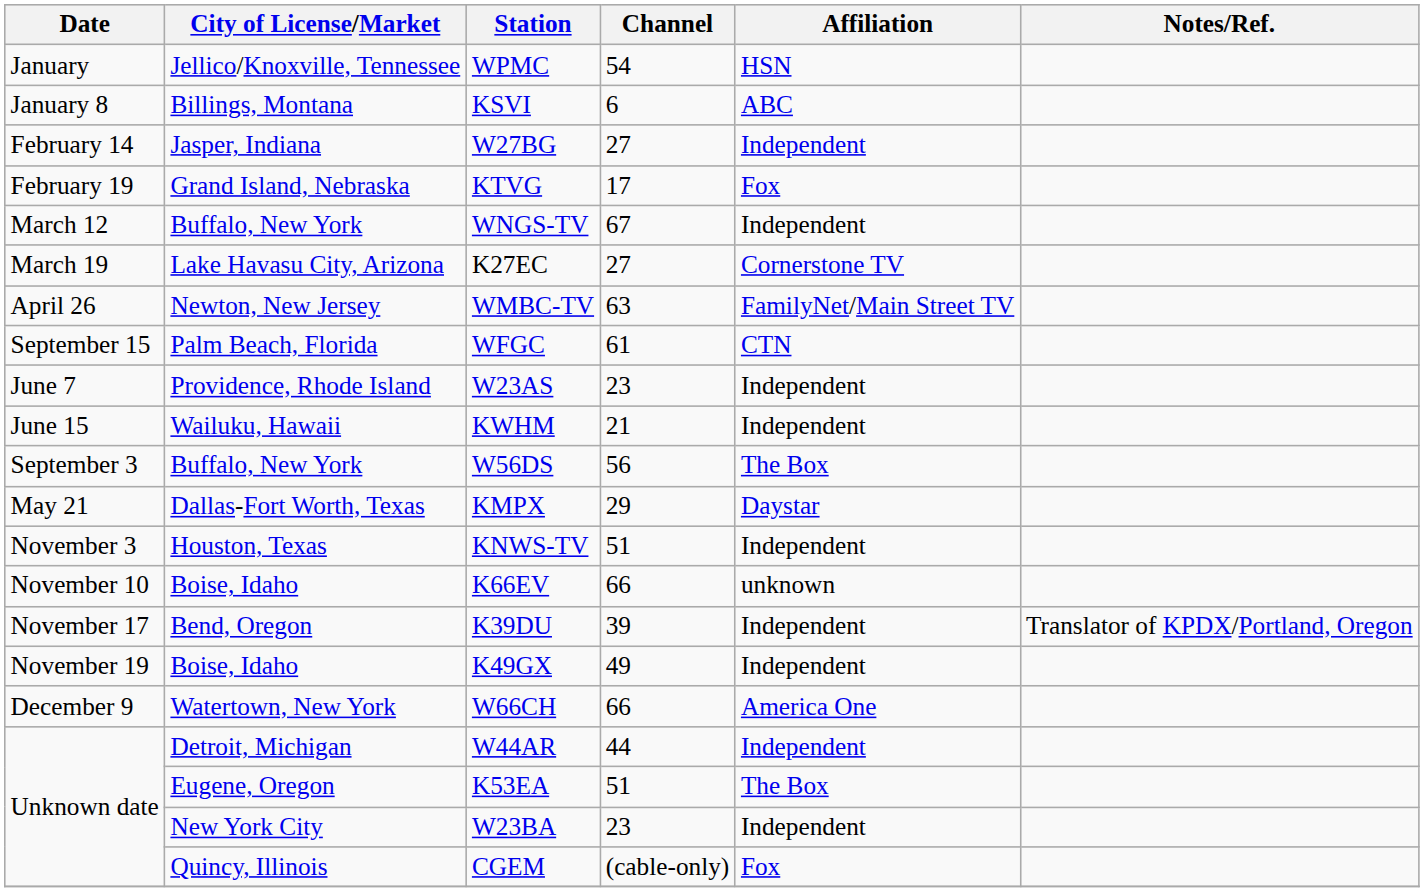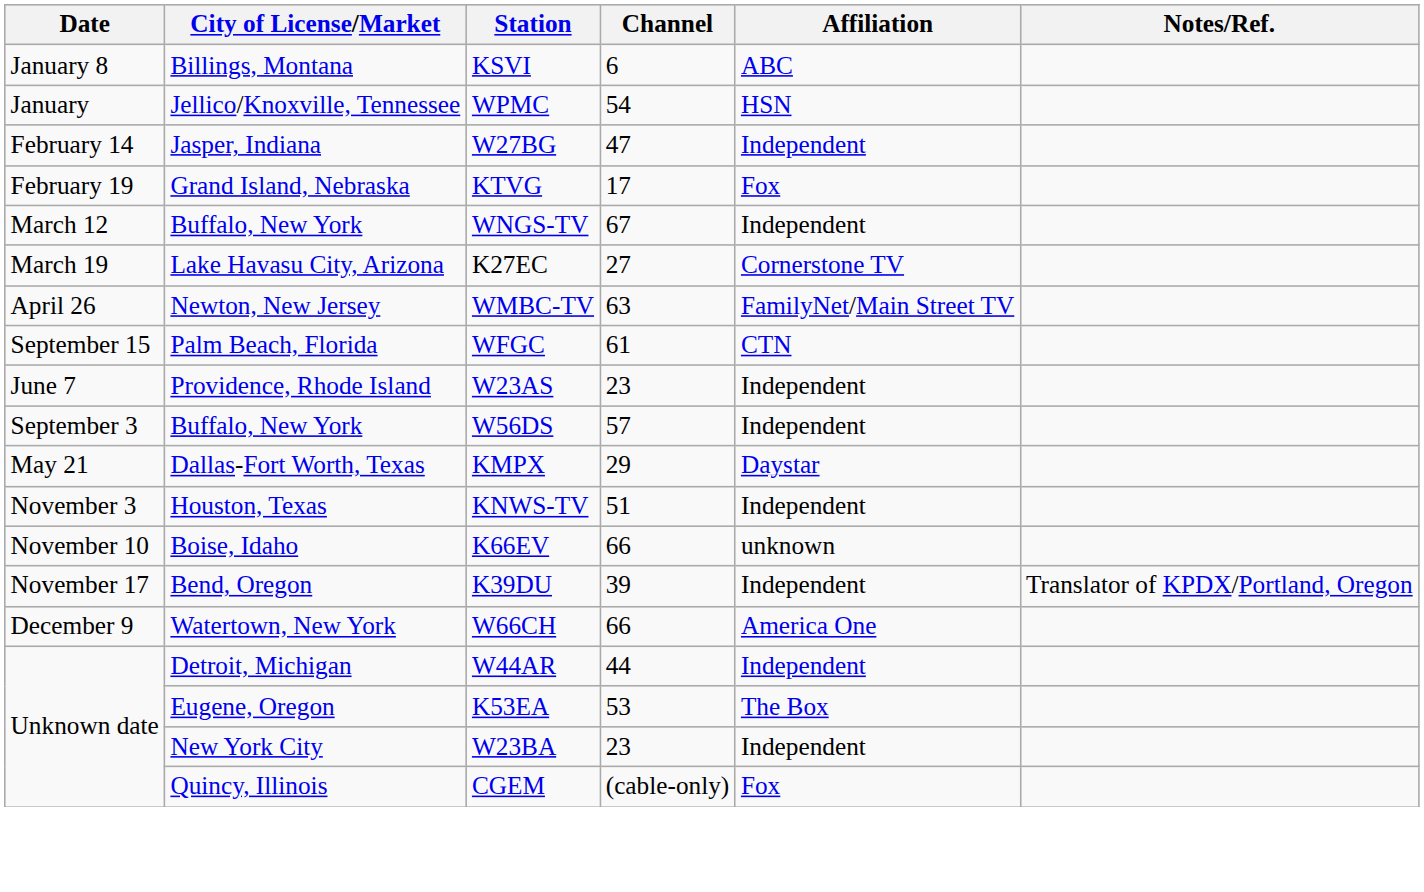rows swapped: (511, 64) <-> (501, 104)
(618, 144) 27 -> (618, 144) 47
- row: (513, 425)
(618, 465) 56 -> (618, 425) 57
(785, 465) The Box -> (803, 425) Independent
- row: (512, 666)
(618, 786) 51 -> (618, 706) 53
